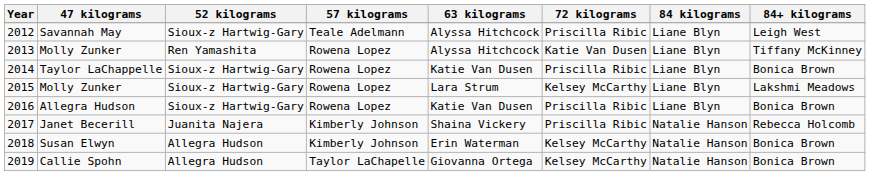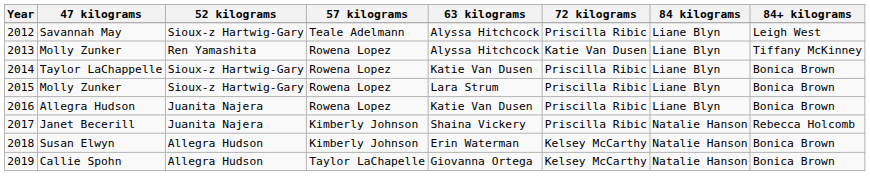(596, 87) Kelsey McCarthy -> (596, 87) Priscilla Ribic
(804, 87) Lakshmi Meadows -> (794, 87) Bonica Brown
(236, 106) Sioux-z Hartwig-Gary -> (215, 106) Juanita Najera
